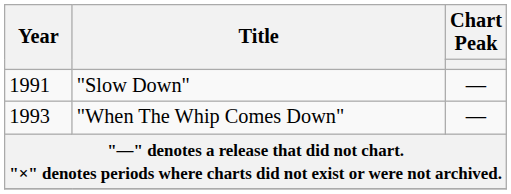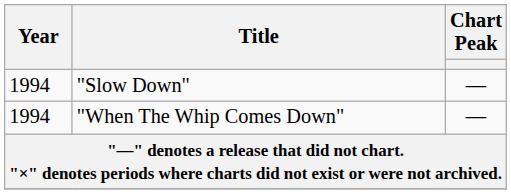(30, 85) 1991 -> (30, 85) 1994
(30, 117) 1993 -> (30, 117) 1994
